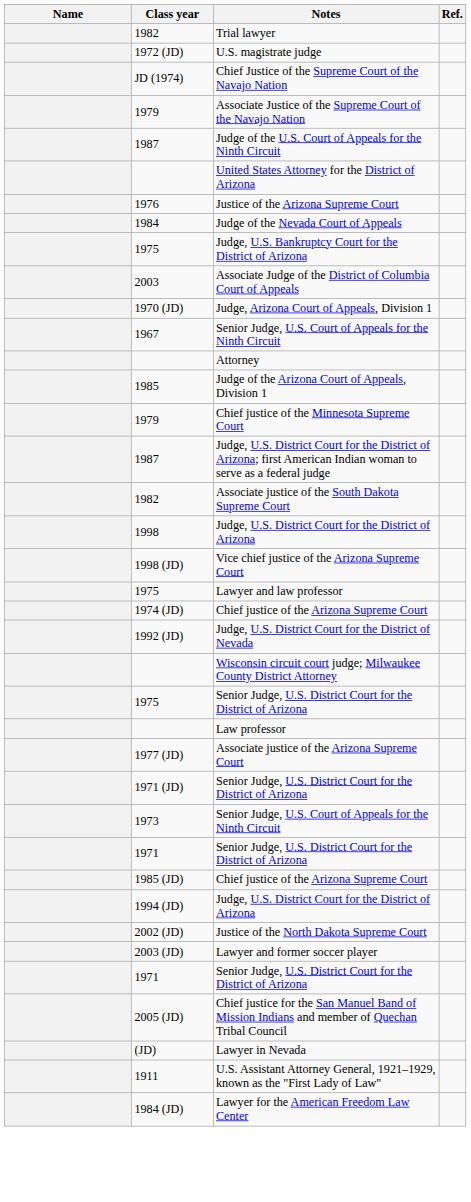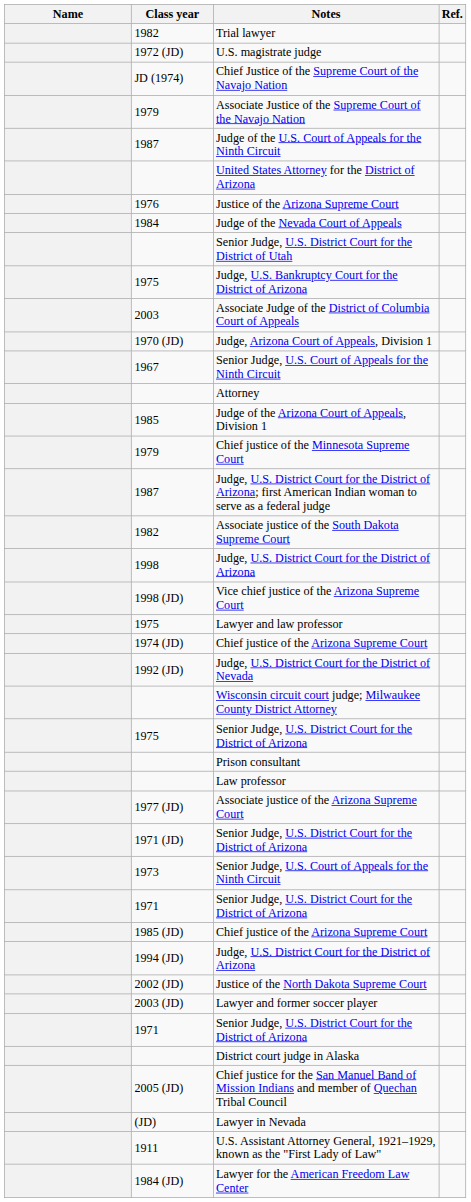+ row: (172, 249)
+ row: (172, 762)
+ row: (172, 1056)
